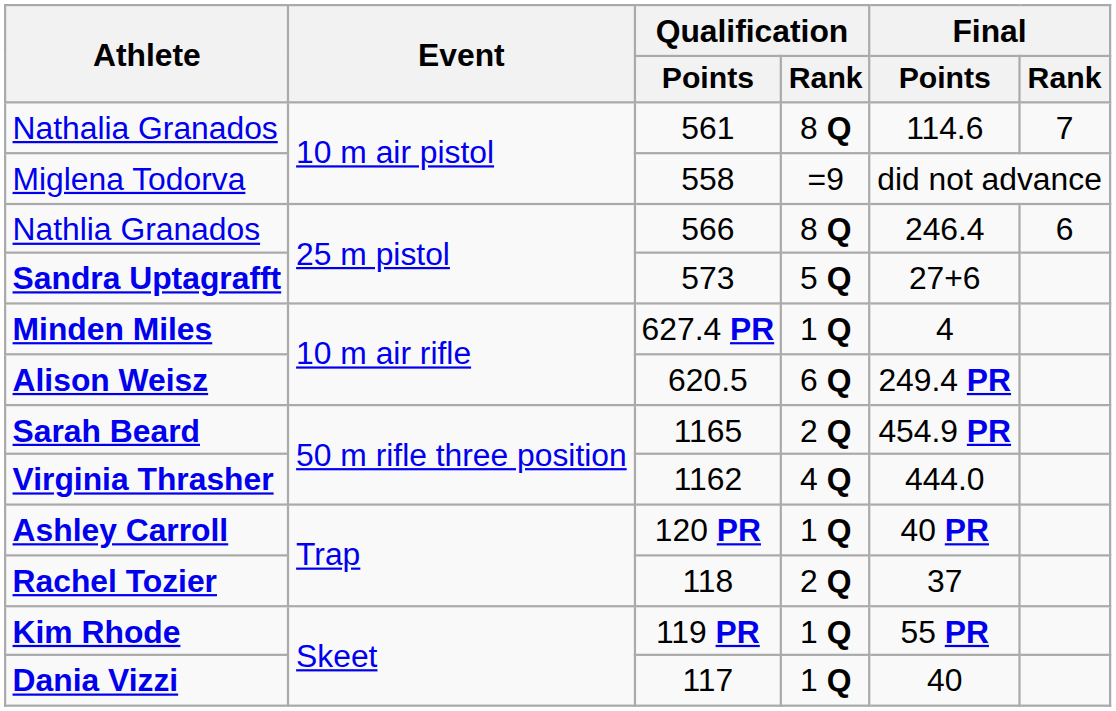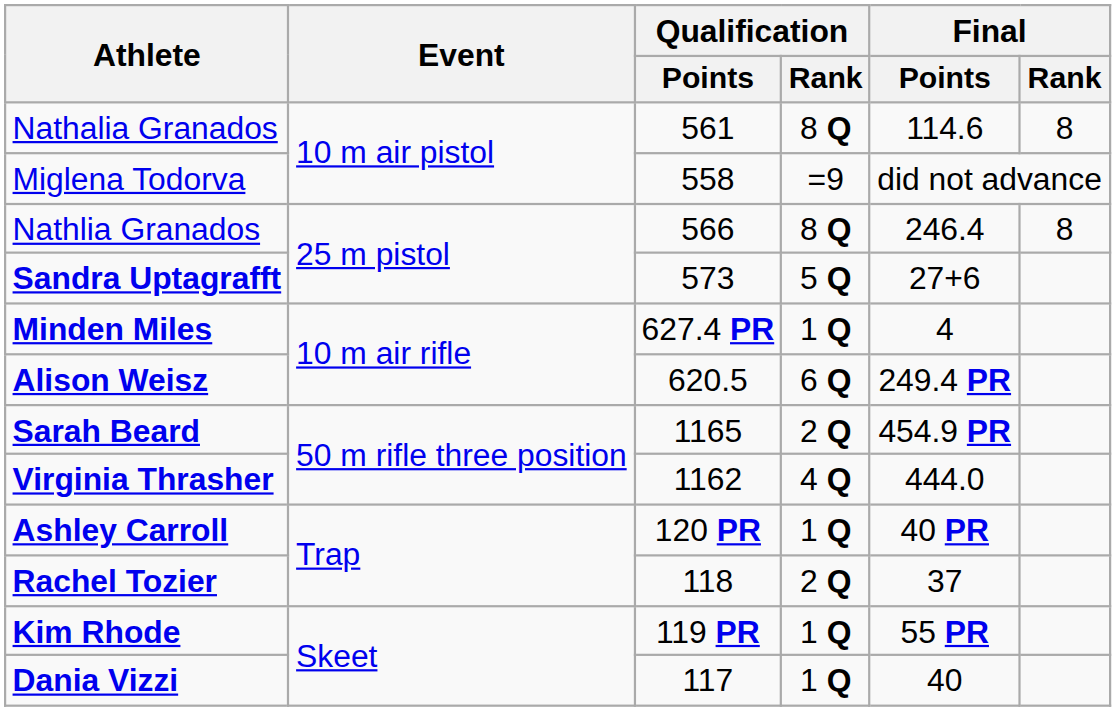(1065, 128) 7 -> (1065, 128) 8
(1065, 229) 6 -> (1065, 229) 8
